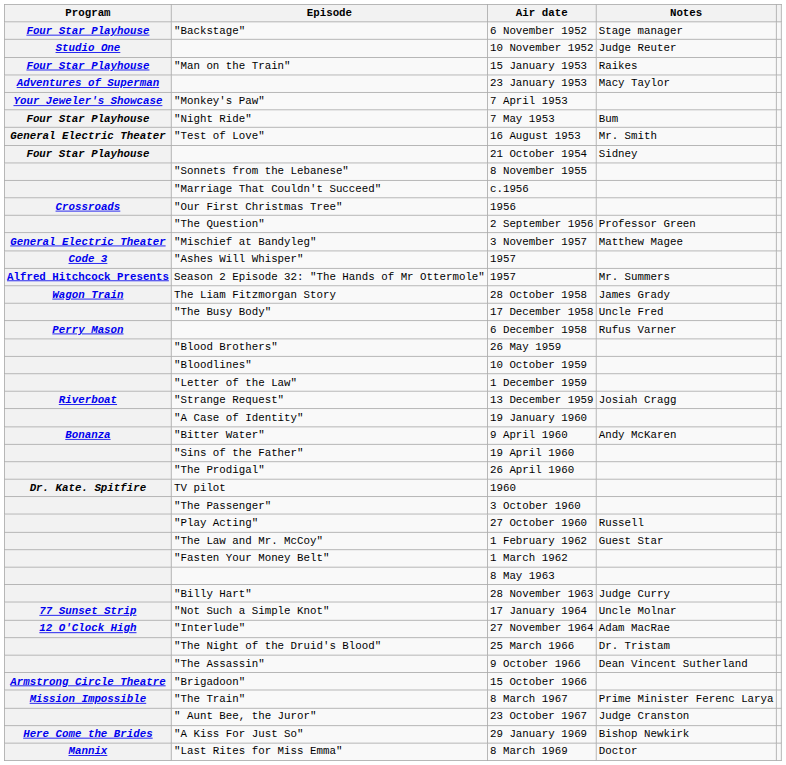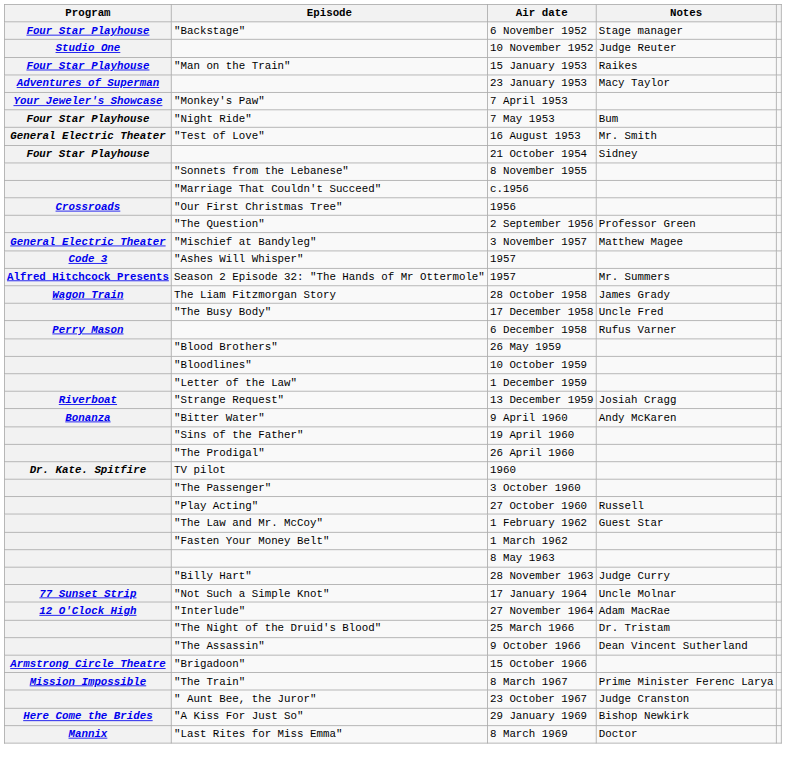- row: (239, 418)
